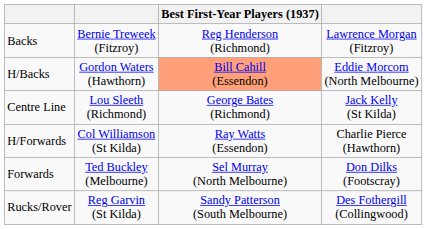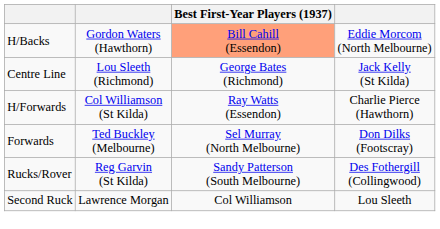- row: (22, 40)
+ row: (40, 200)
